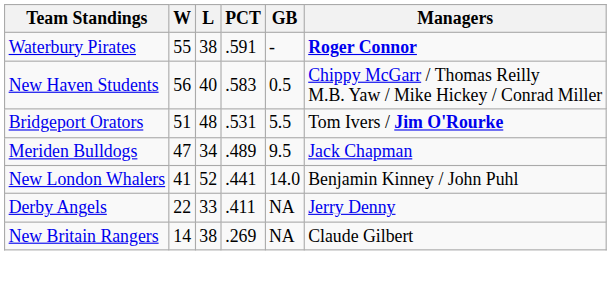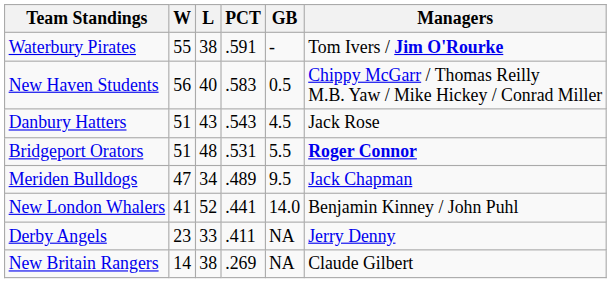(363, 46) Roger Connor -> (406, 46) Tom Ivers / Jim O'Rourke
+ row: (68, 123)
(406, 123) Tom Ivers / Jim O'Rourke -> (363, 151) Roger Connor
(182, 207) 22 -> (182, 235) 23
